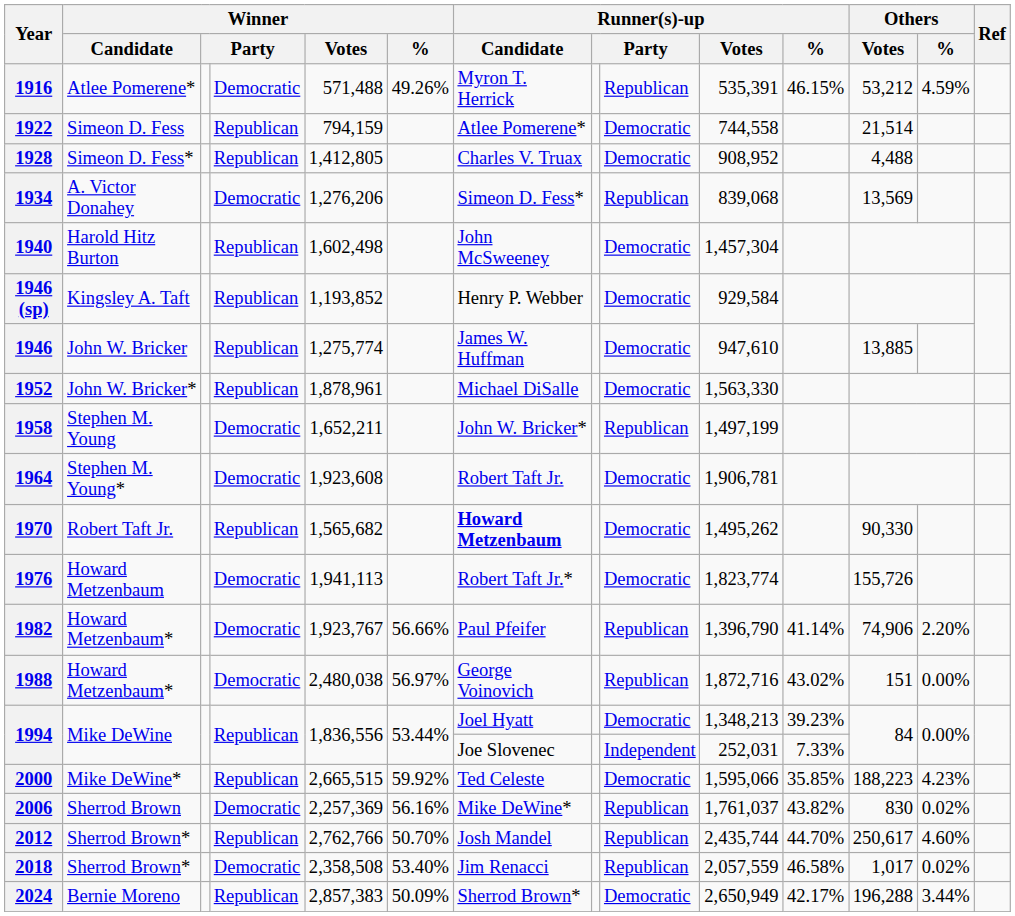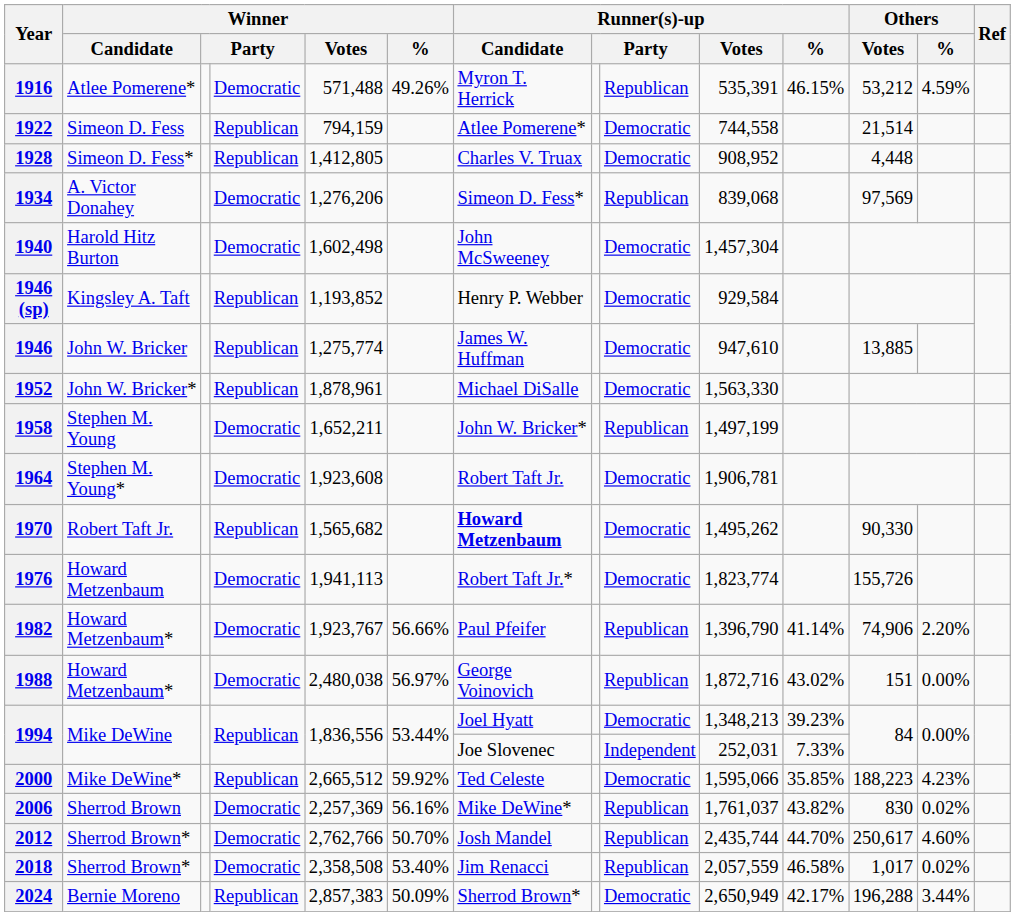(892, 157) 4,488 -> (892, 157) 4,448
(888, 197) 13,569 -> (888, 197) 97,569
(256, 248) Republican -> (257, 248) Democratic
(346, 778) 2,665,515 -> (346, 778) 2,665,512
(256, 837) Republican -> (257, 837) Democratic
